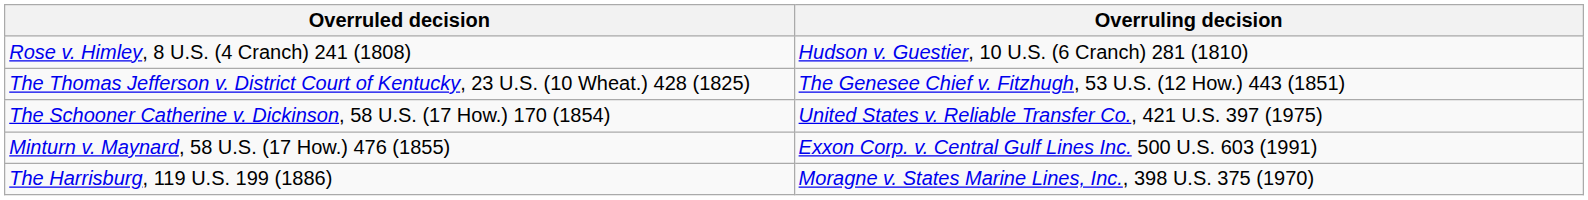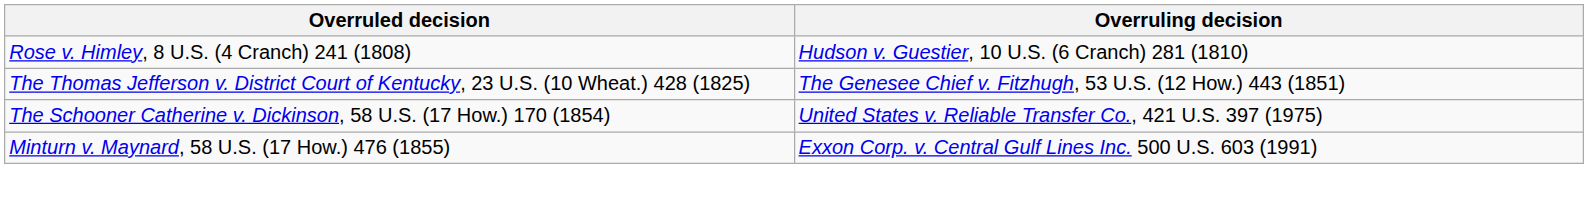- row: (171, 178)
